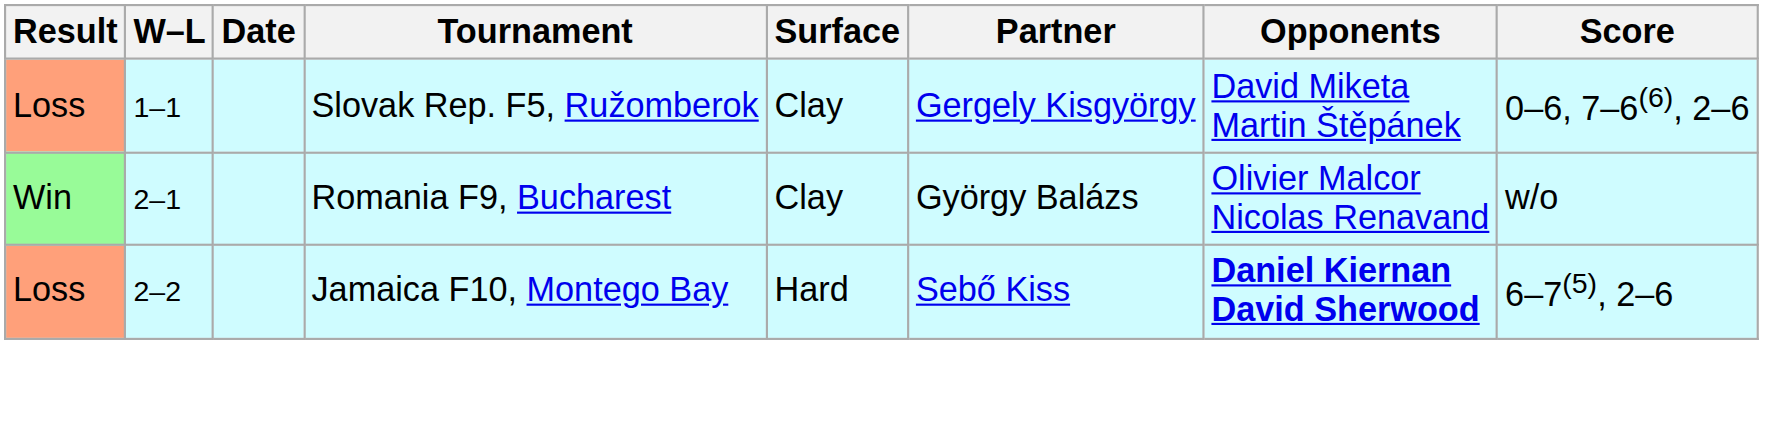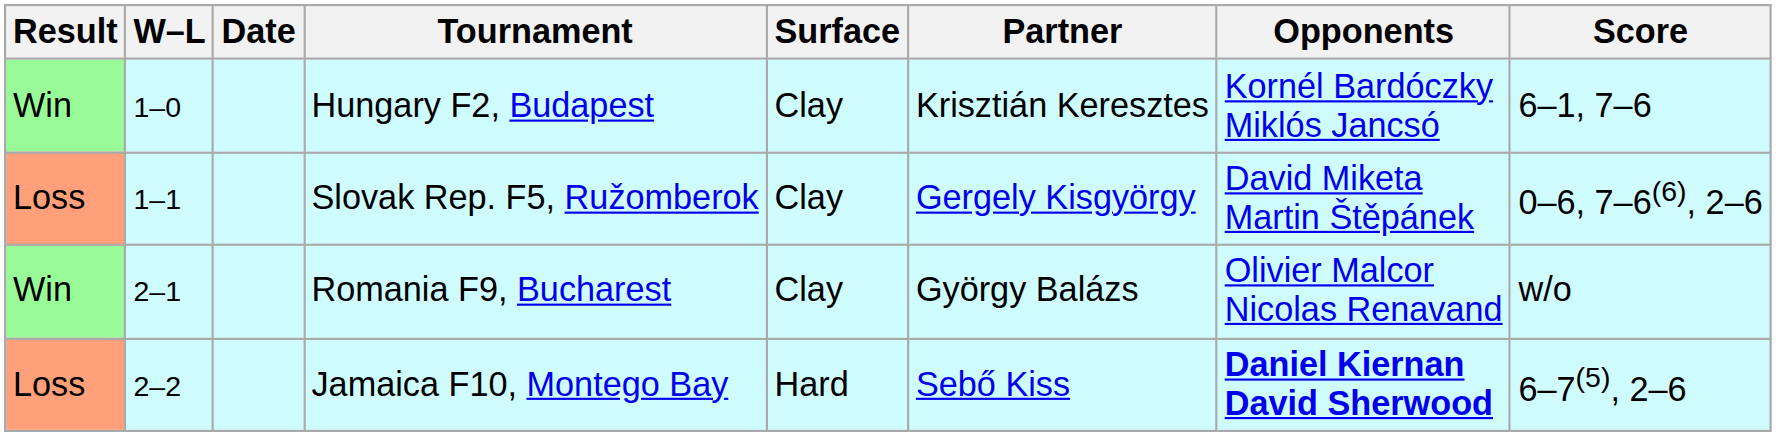+ row: (483, 105)
